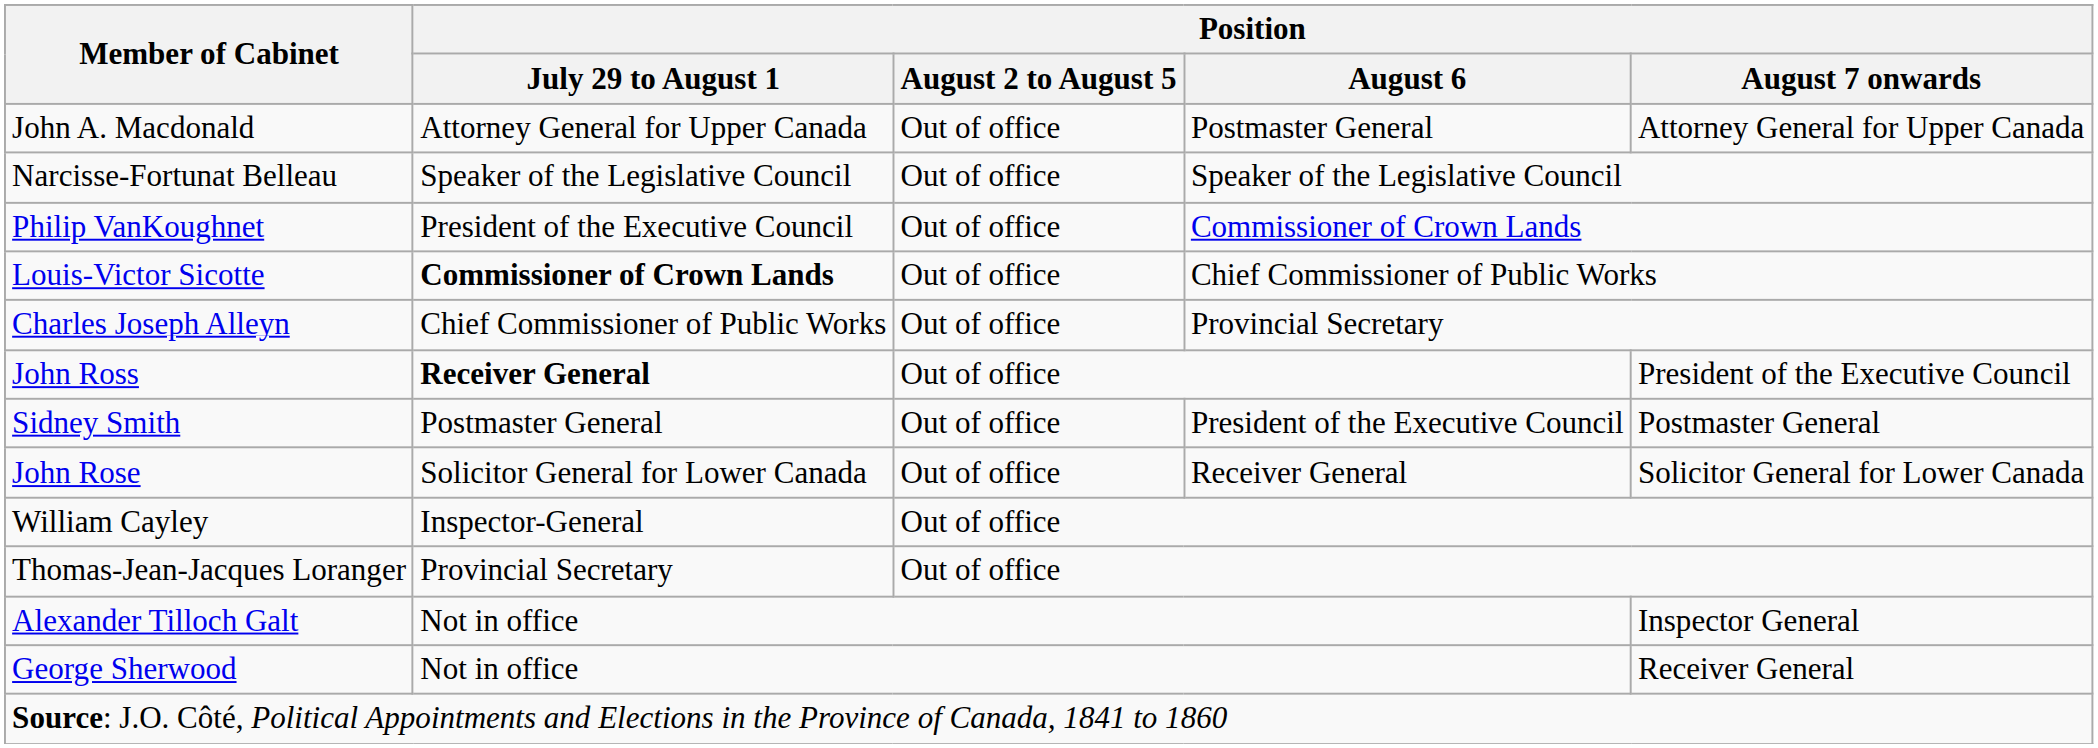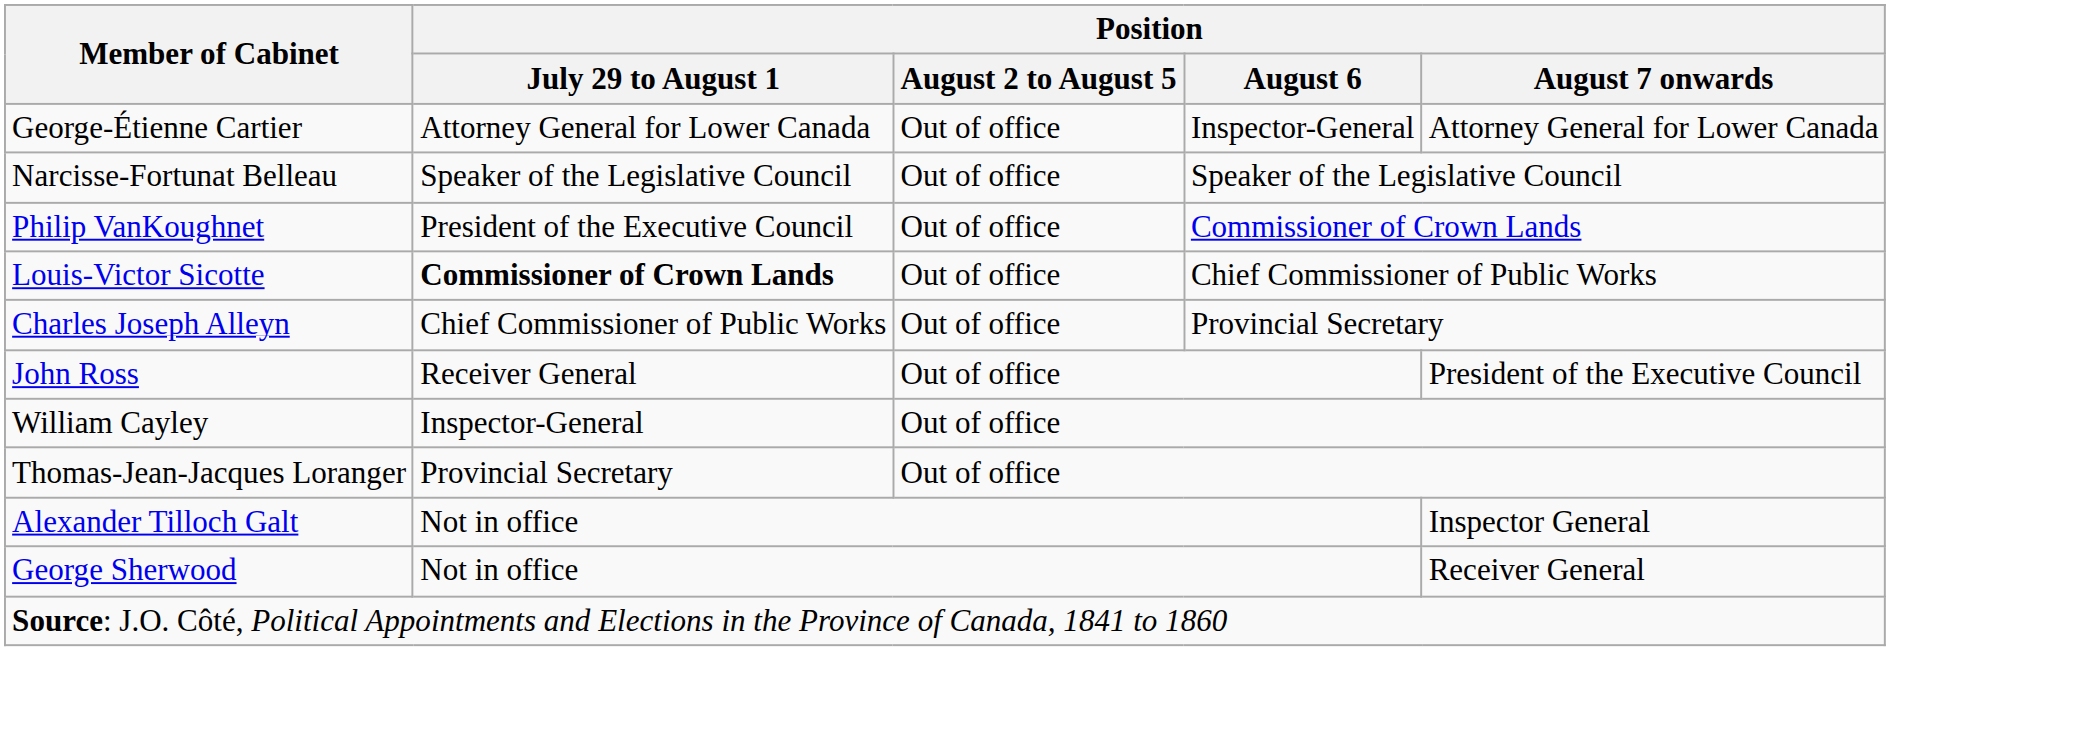+ row: (157, 127)
- row: (133, 127)
(535, 373) bold -> (528, 373) normal
- row: (96, 422)
- row: (76, 472)
